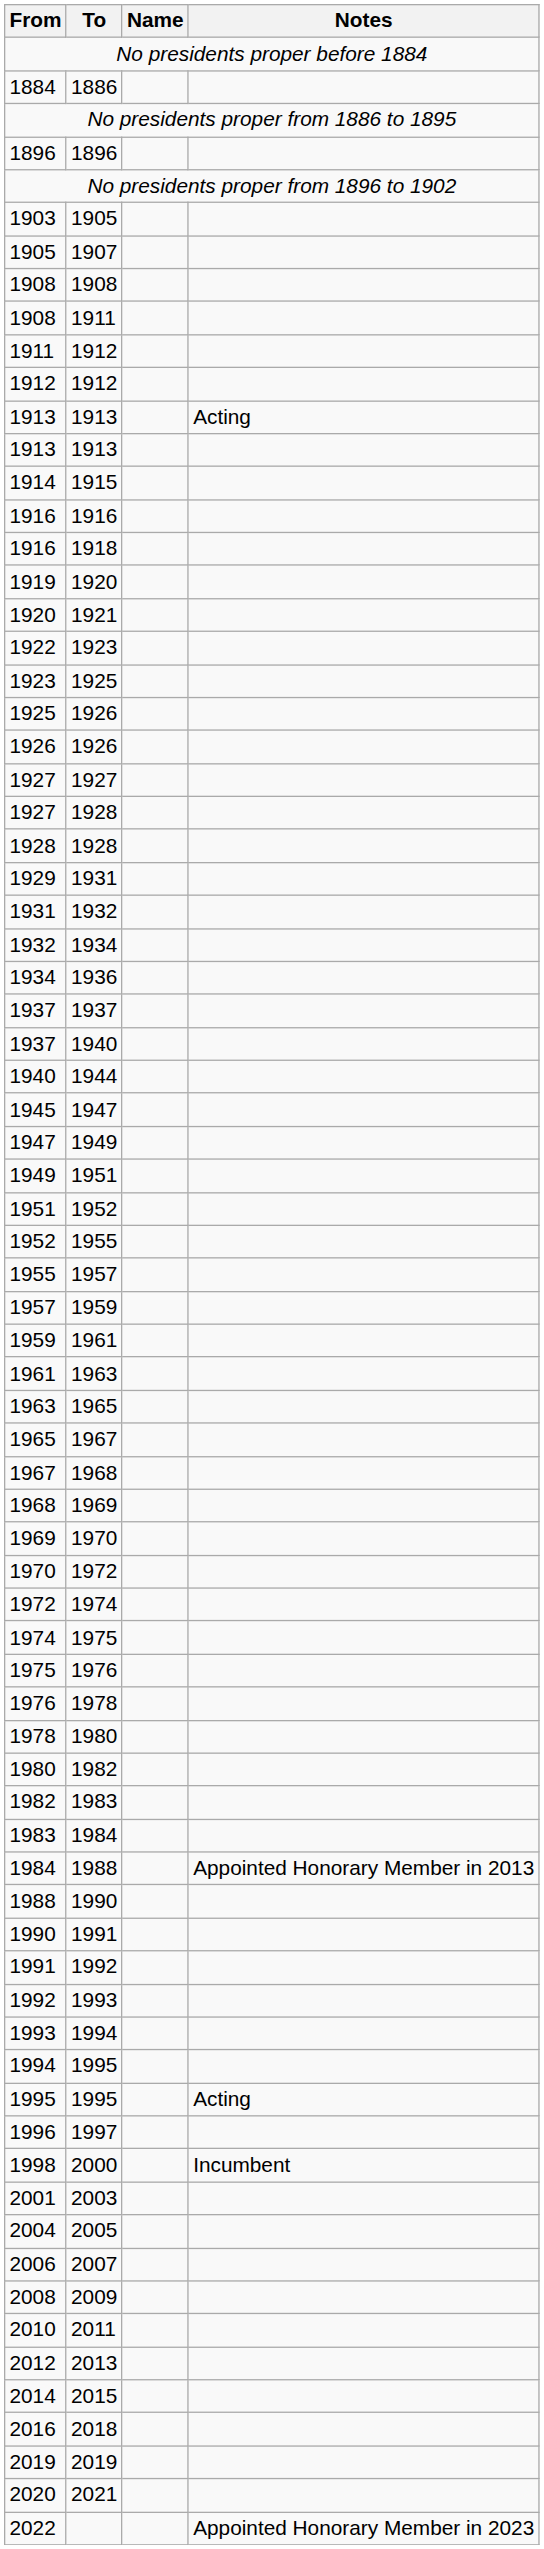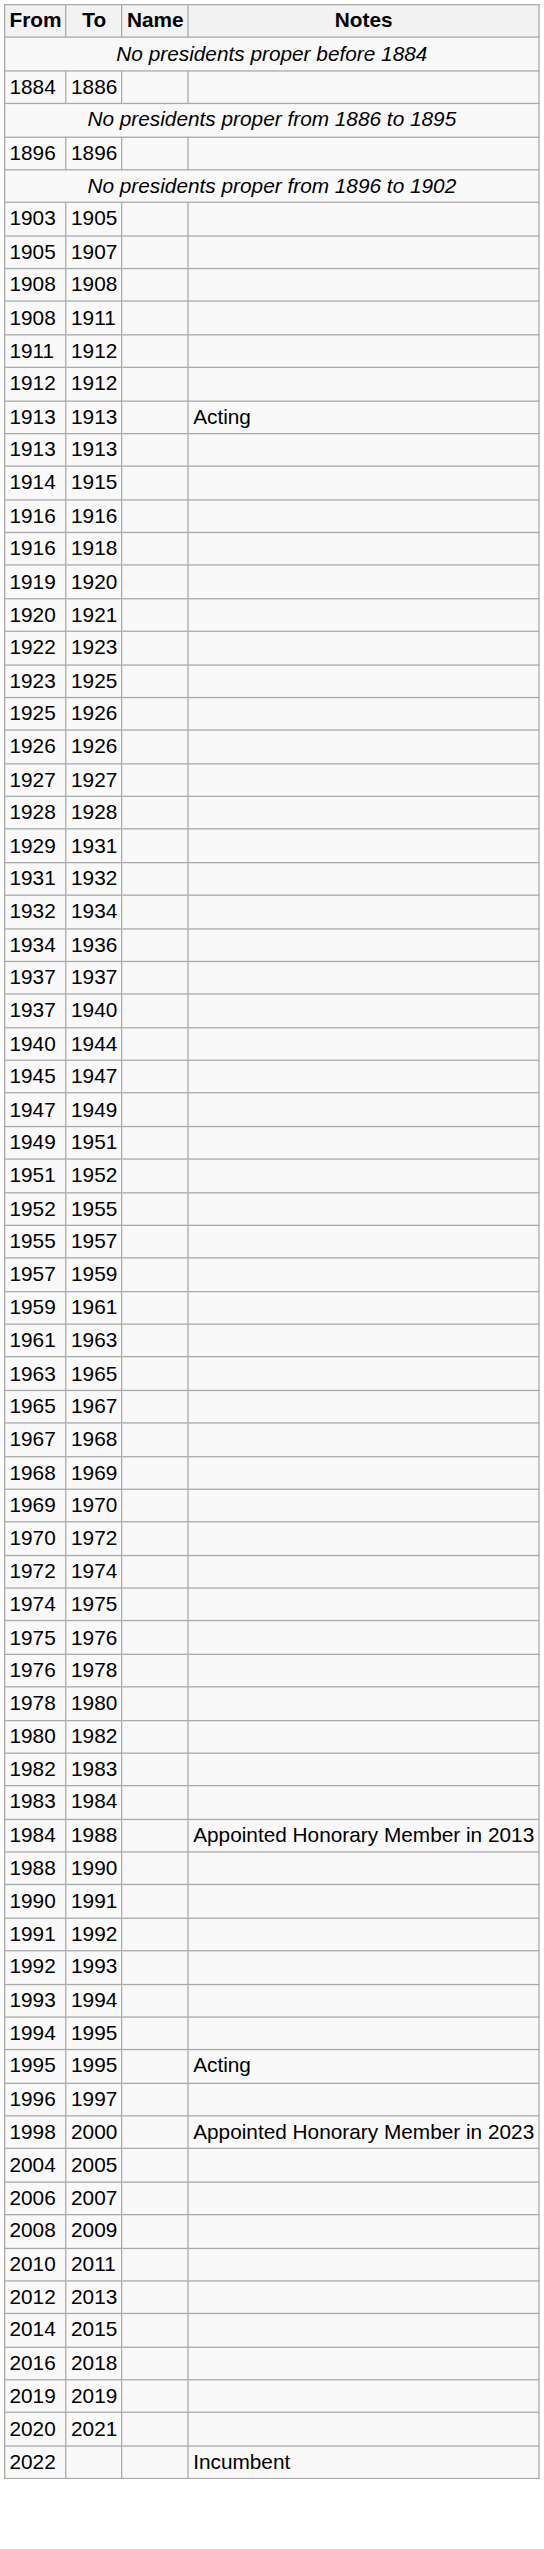- row: (33, 812)
(242, 2165) Incumbent -> (364, 2132) Appointed Honorary Member in 2023
- row: (33, 2198)
(364, 2528) Appointed Honorary Member in 2023 -> (242, 2462) Incumbent
